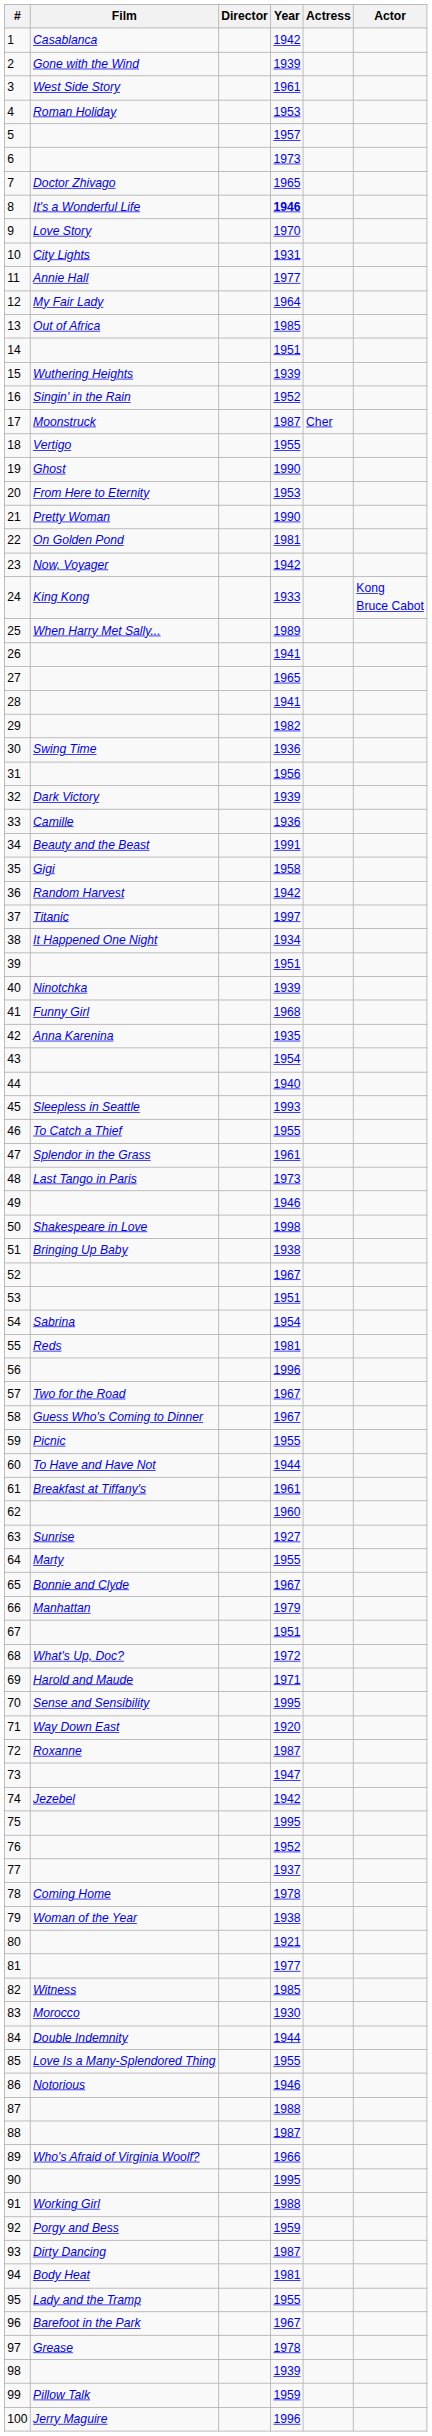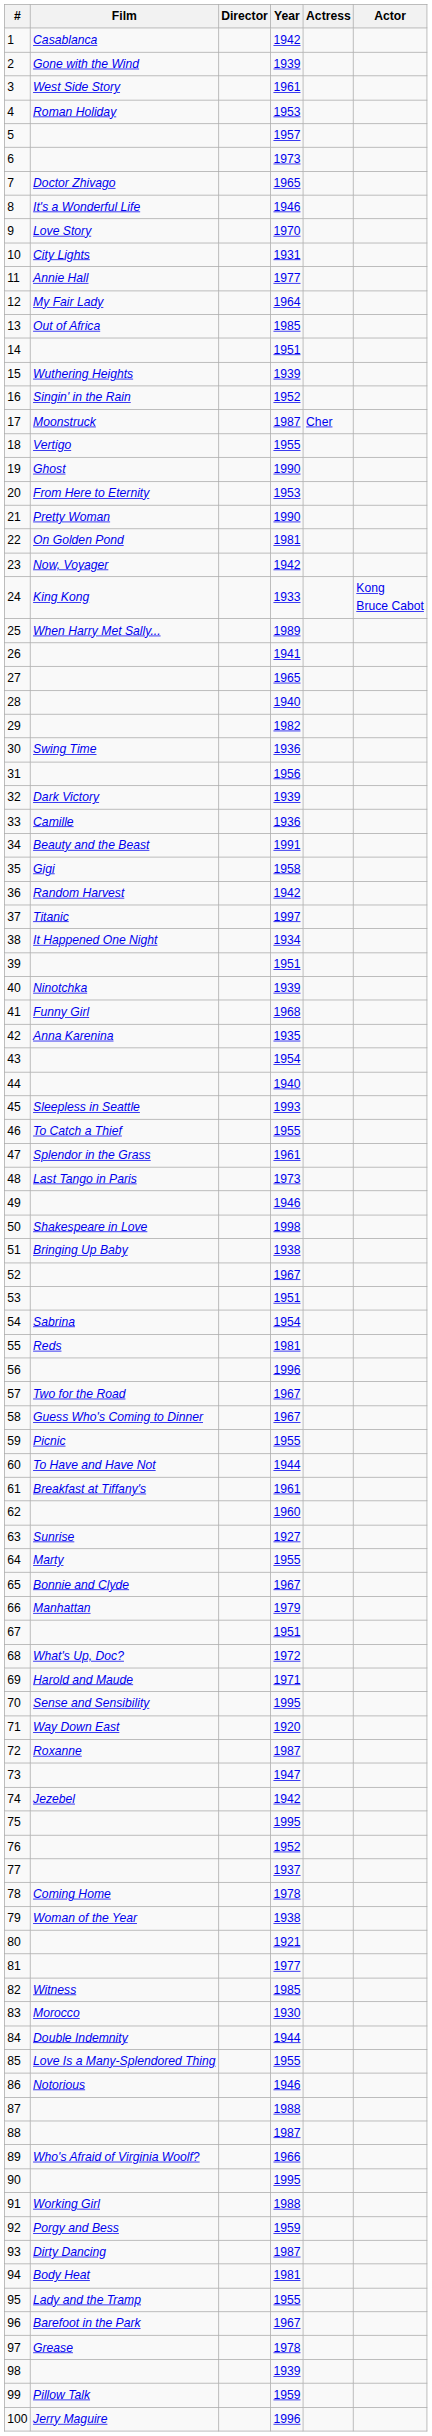(287, 207) bold -> (287, 207) normal
(287, 702) 1941 -> (287, 702) 1940
